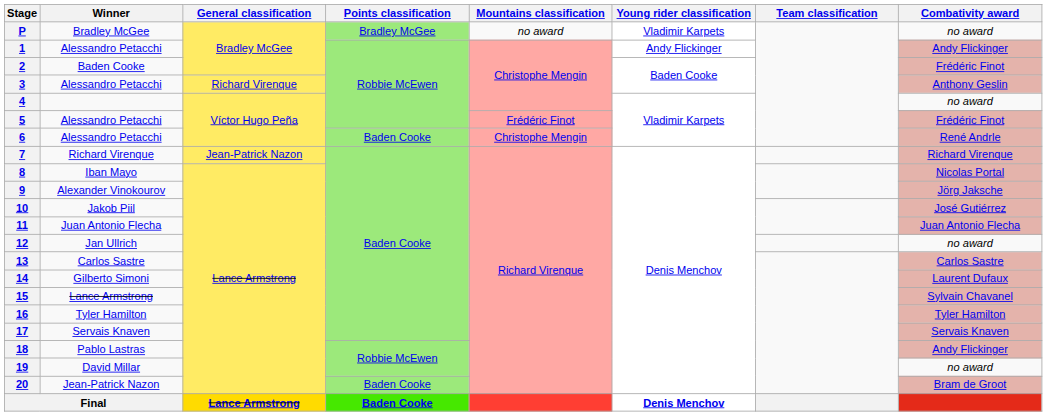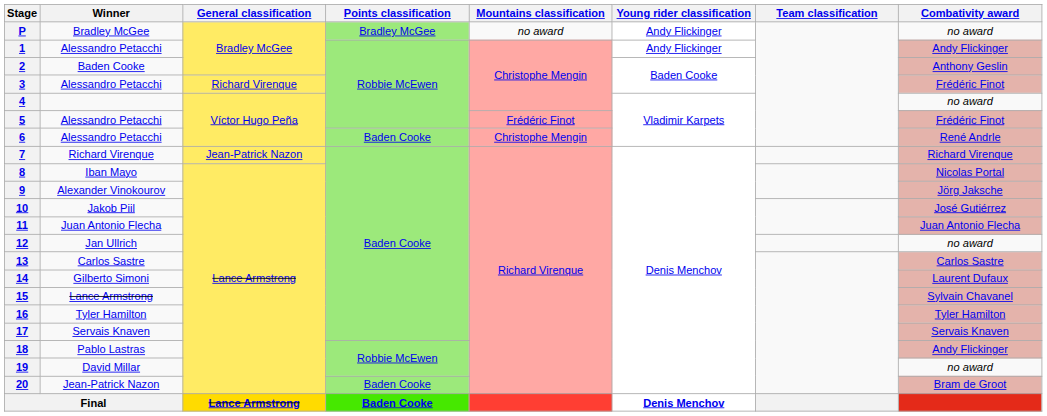(684, 31) Vladimir Karpets -> (684, 31) Andy Flickinger
(970, 67) Frédéric Finot -> (970, 67) Anthony Geslin
(970, 84) Anthony Geslin -> (970, 84) Frédéric Finot
